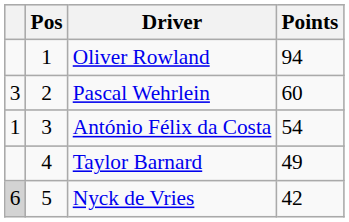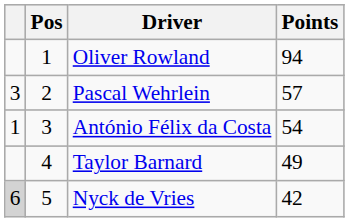(292, 92) 60 -> (292, 92) 57
